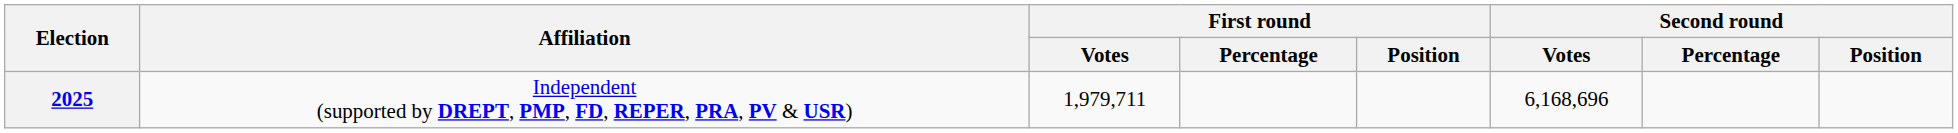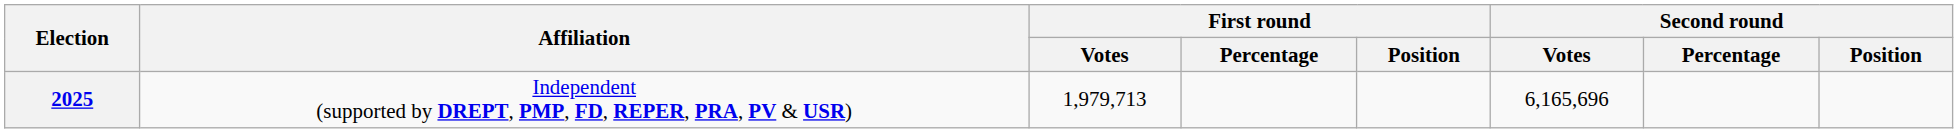(1105, 99) 1,979,711 -> (1105, 99) 1,979,713
(1566, 99) 6,168,696 -> (1567, 99) 6,165,696
